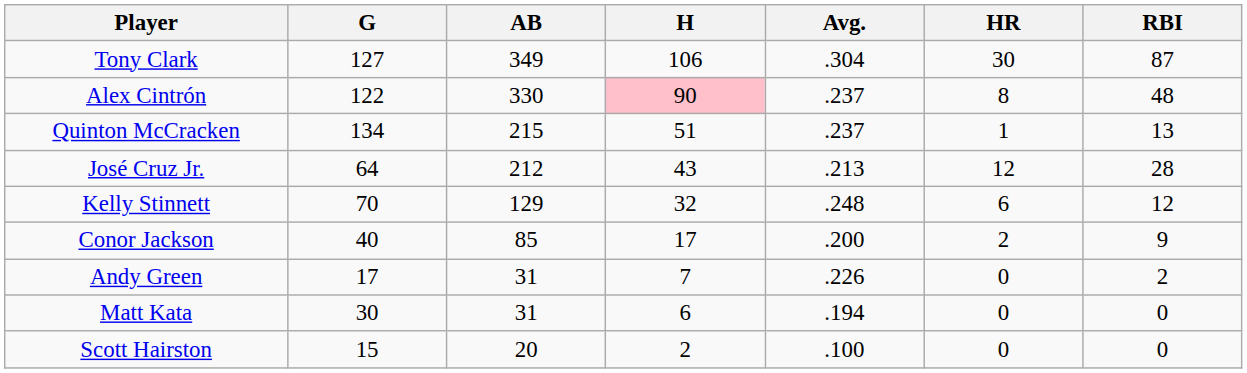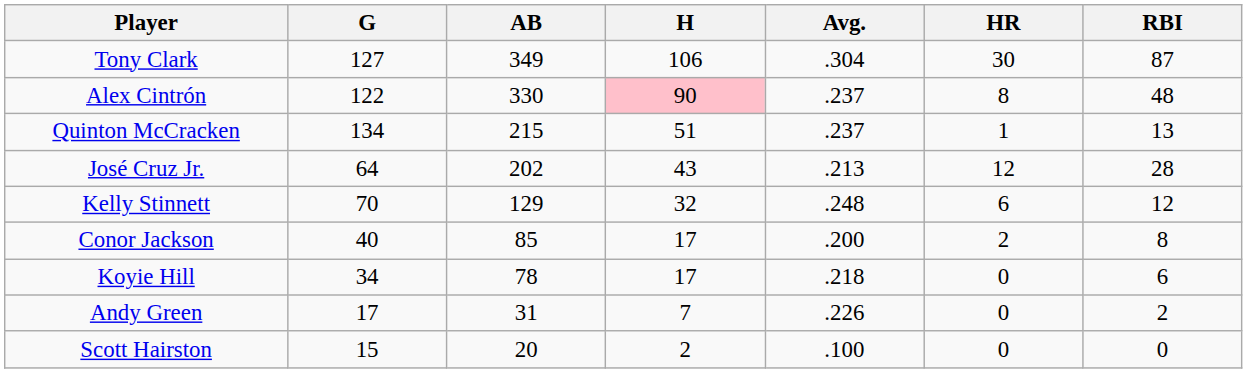(526, 167) 212 -> (526, 167) 202
(1163, 240) 9 -> (1163, 240) 8
+ row: (146, 276)
- row: (146, 312)
